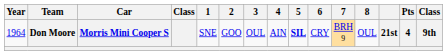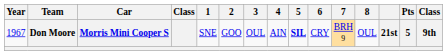(16, 32) 1964 -> (16, 32) 1967
(408, 32) 4 -> (408, 32) 5
